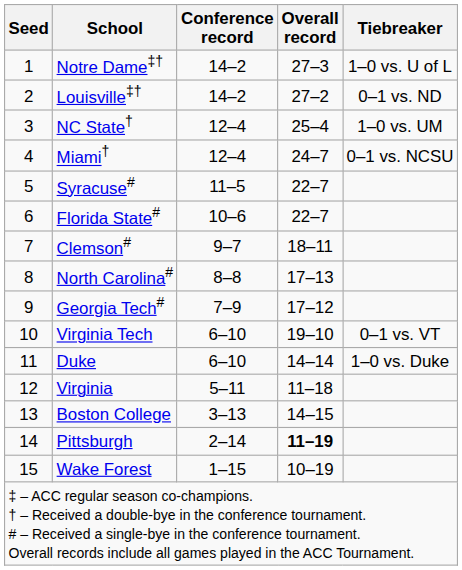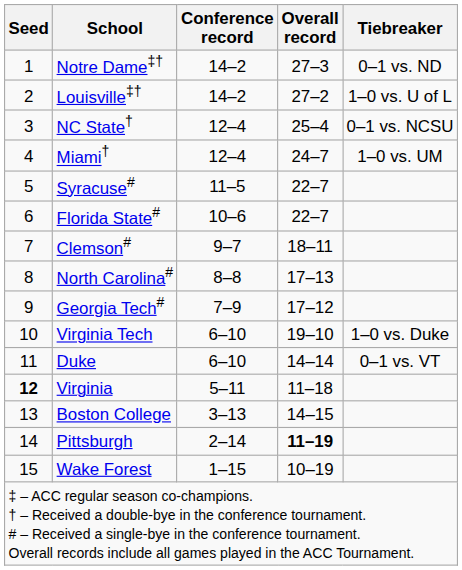(400, 65) 1–0 vs. U of L -> (400, 65) 0–1 vs. ND
(400, 95) 0–1 vs. ND -> (400, 95) 1–0 vs. U of L
(400, 126) 1–0 vs. UM -> (400, 126) 0–1 vs. NCSU
(400, 156) 0–1 vs. NCSU -> (400, 156) 1–0 vs. UM
(400, 335) 0–1 vs. VT -> (400, 335) 1–0 vs. Duke
(400, 361) 1–0 vs. Duke -> (400, 361) 0–1 vs. VT
(29, 388) normal -> (29, 388) bold
